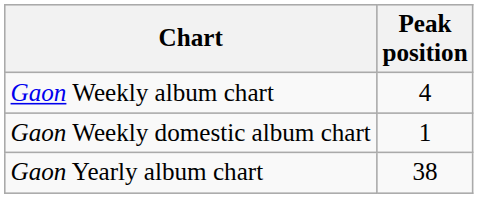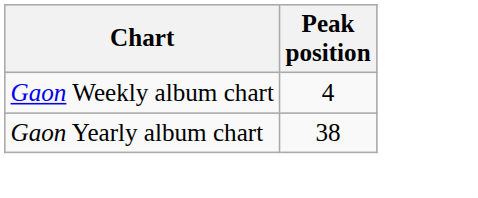- row: (191, 132)
